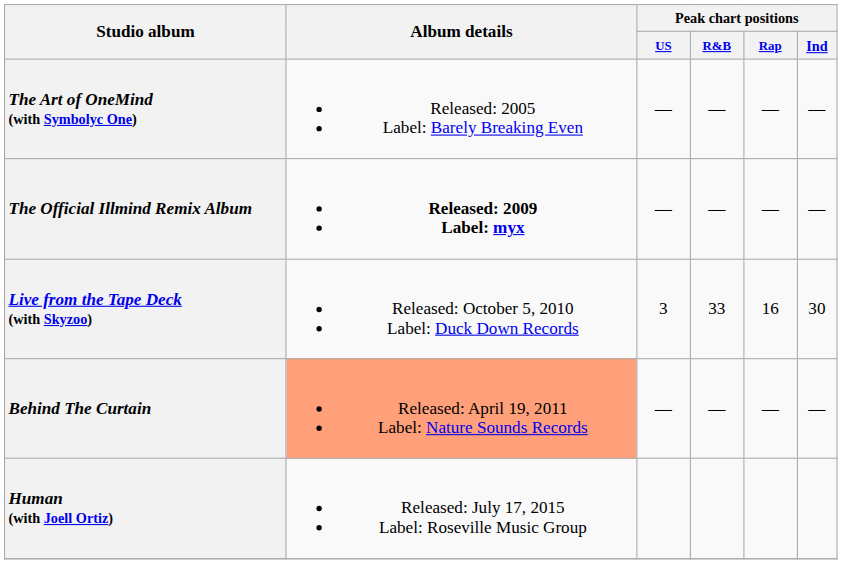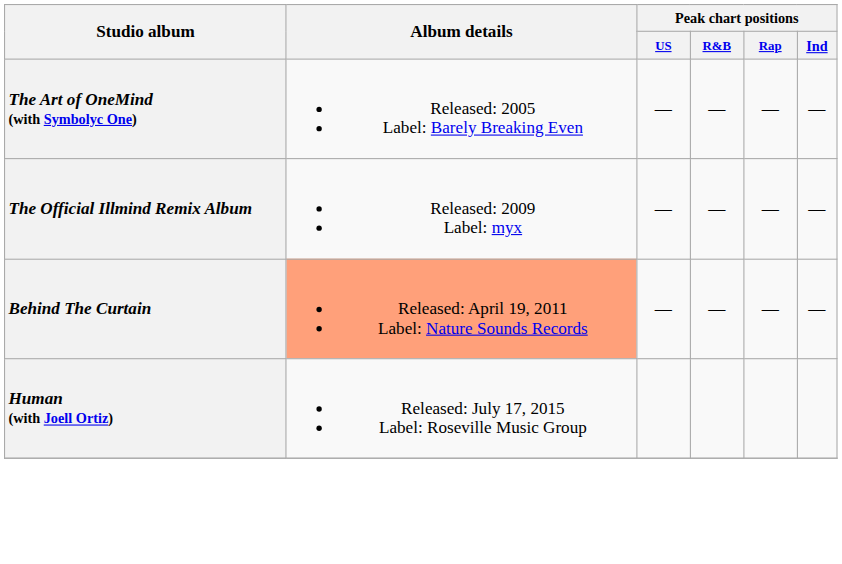(461, 218) bold -> (461, 218) normal
- row: (95, 308)
